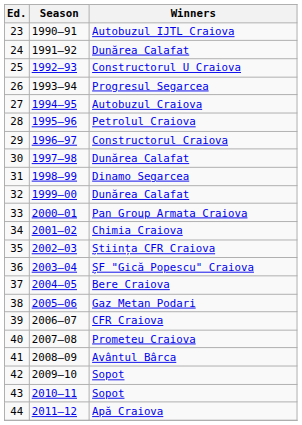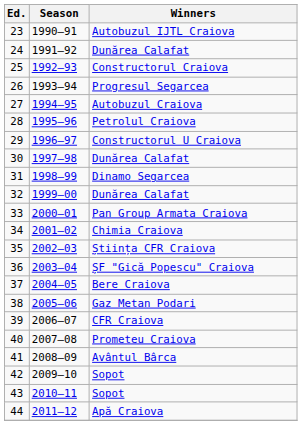(167, 67) Constructorul U Craiova -> (160, 67) Constructorul Craiova
(160, 140) Constructorul Craiova -> (167, 140) Constructorul U Craiova
